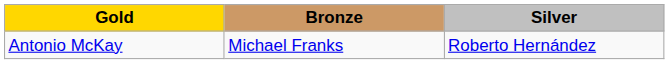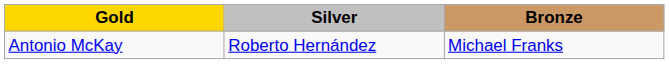columns swapped: (554, 17) <-> (334, 17)
